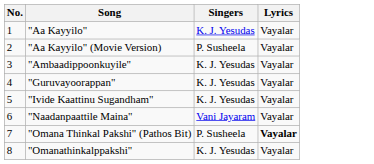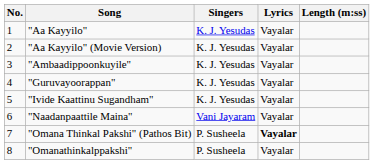+ column: (334, 13)
(221, 47) P. Susheela -> (225, 47) K. J. Yesudas
(225, 151) K. J. Yesudas -> (221, 151) P. Susheela
